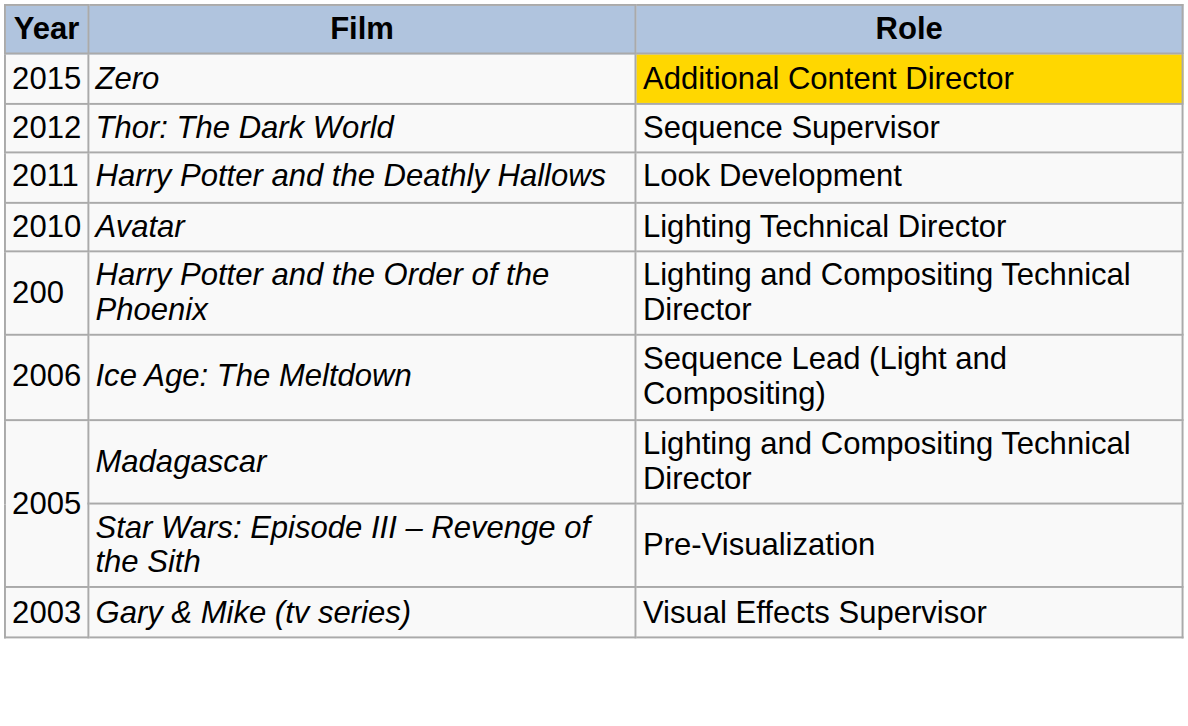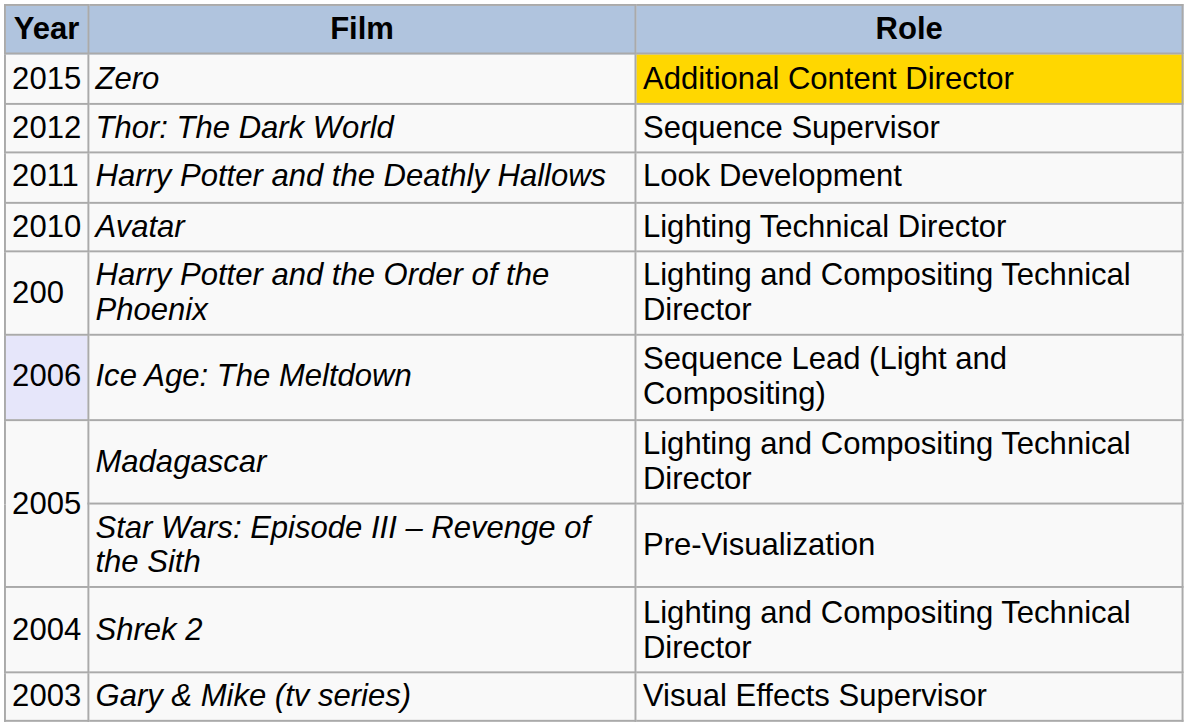(47, 376) no background -> (47, 376) lavender background
+ row: (149, 629)
